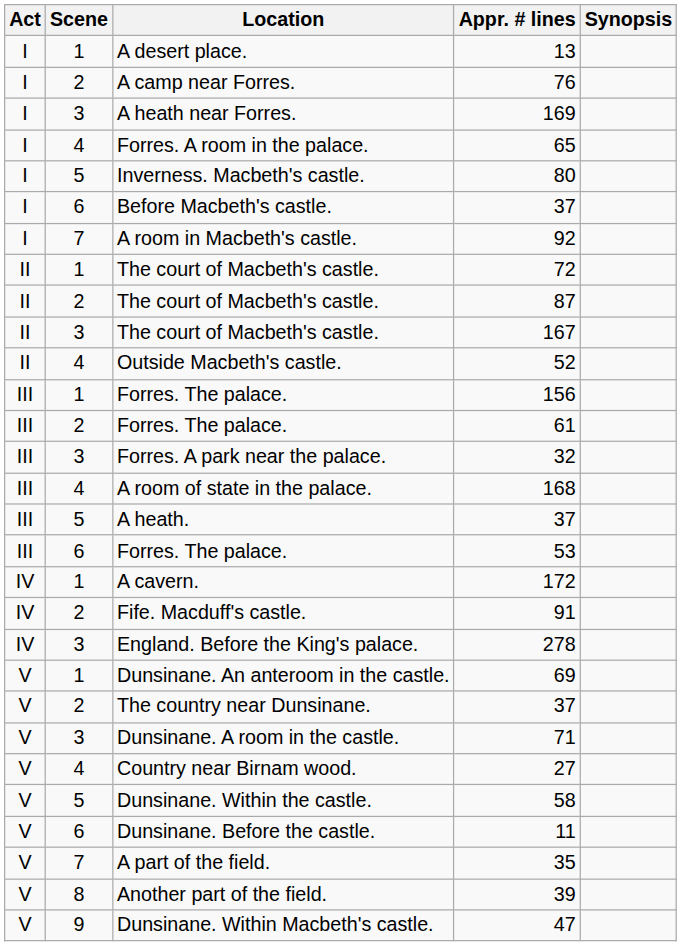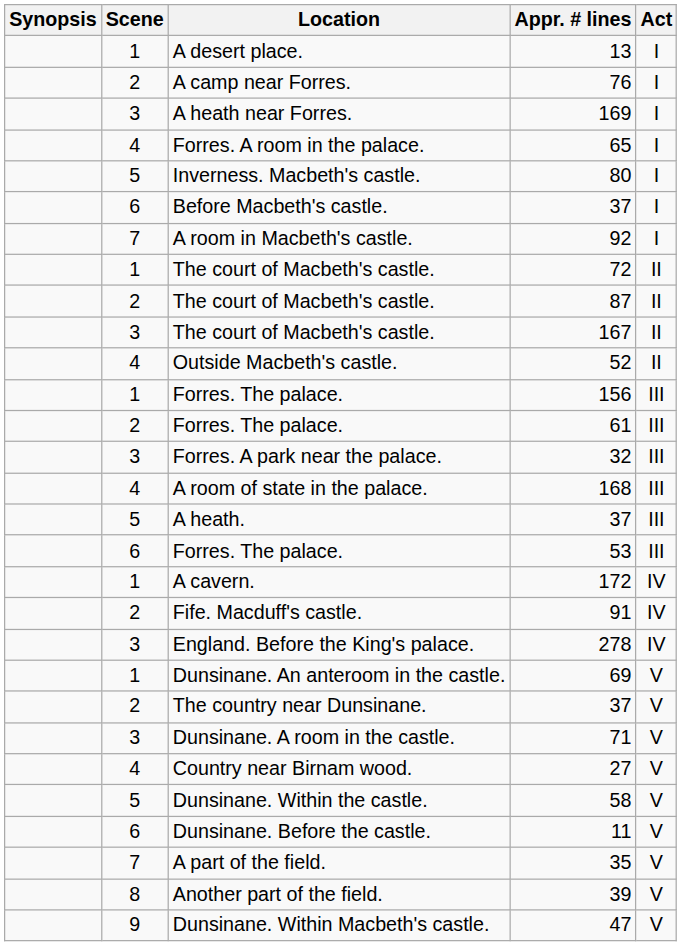columns swapped: (25, 20) <-> (628, 20)
